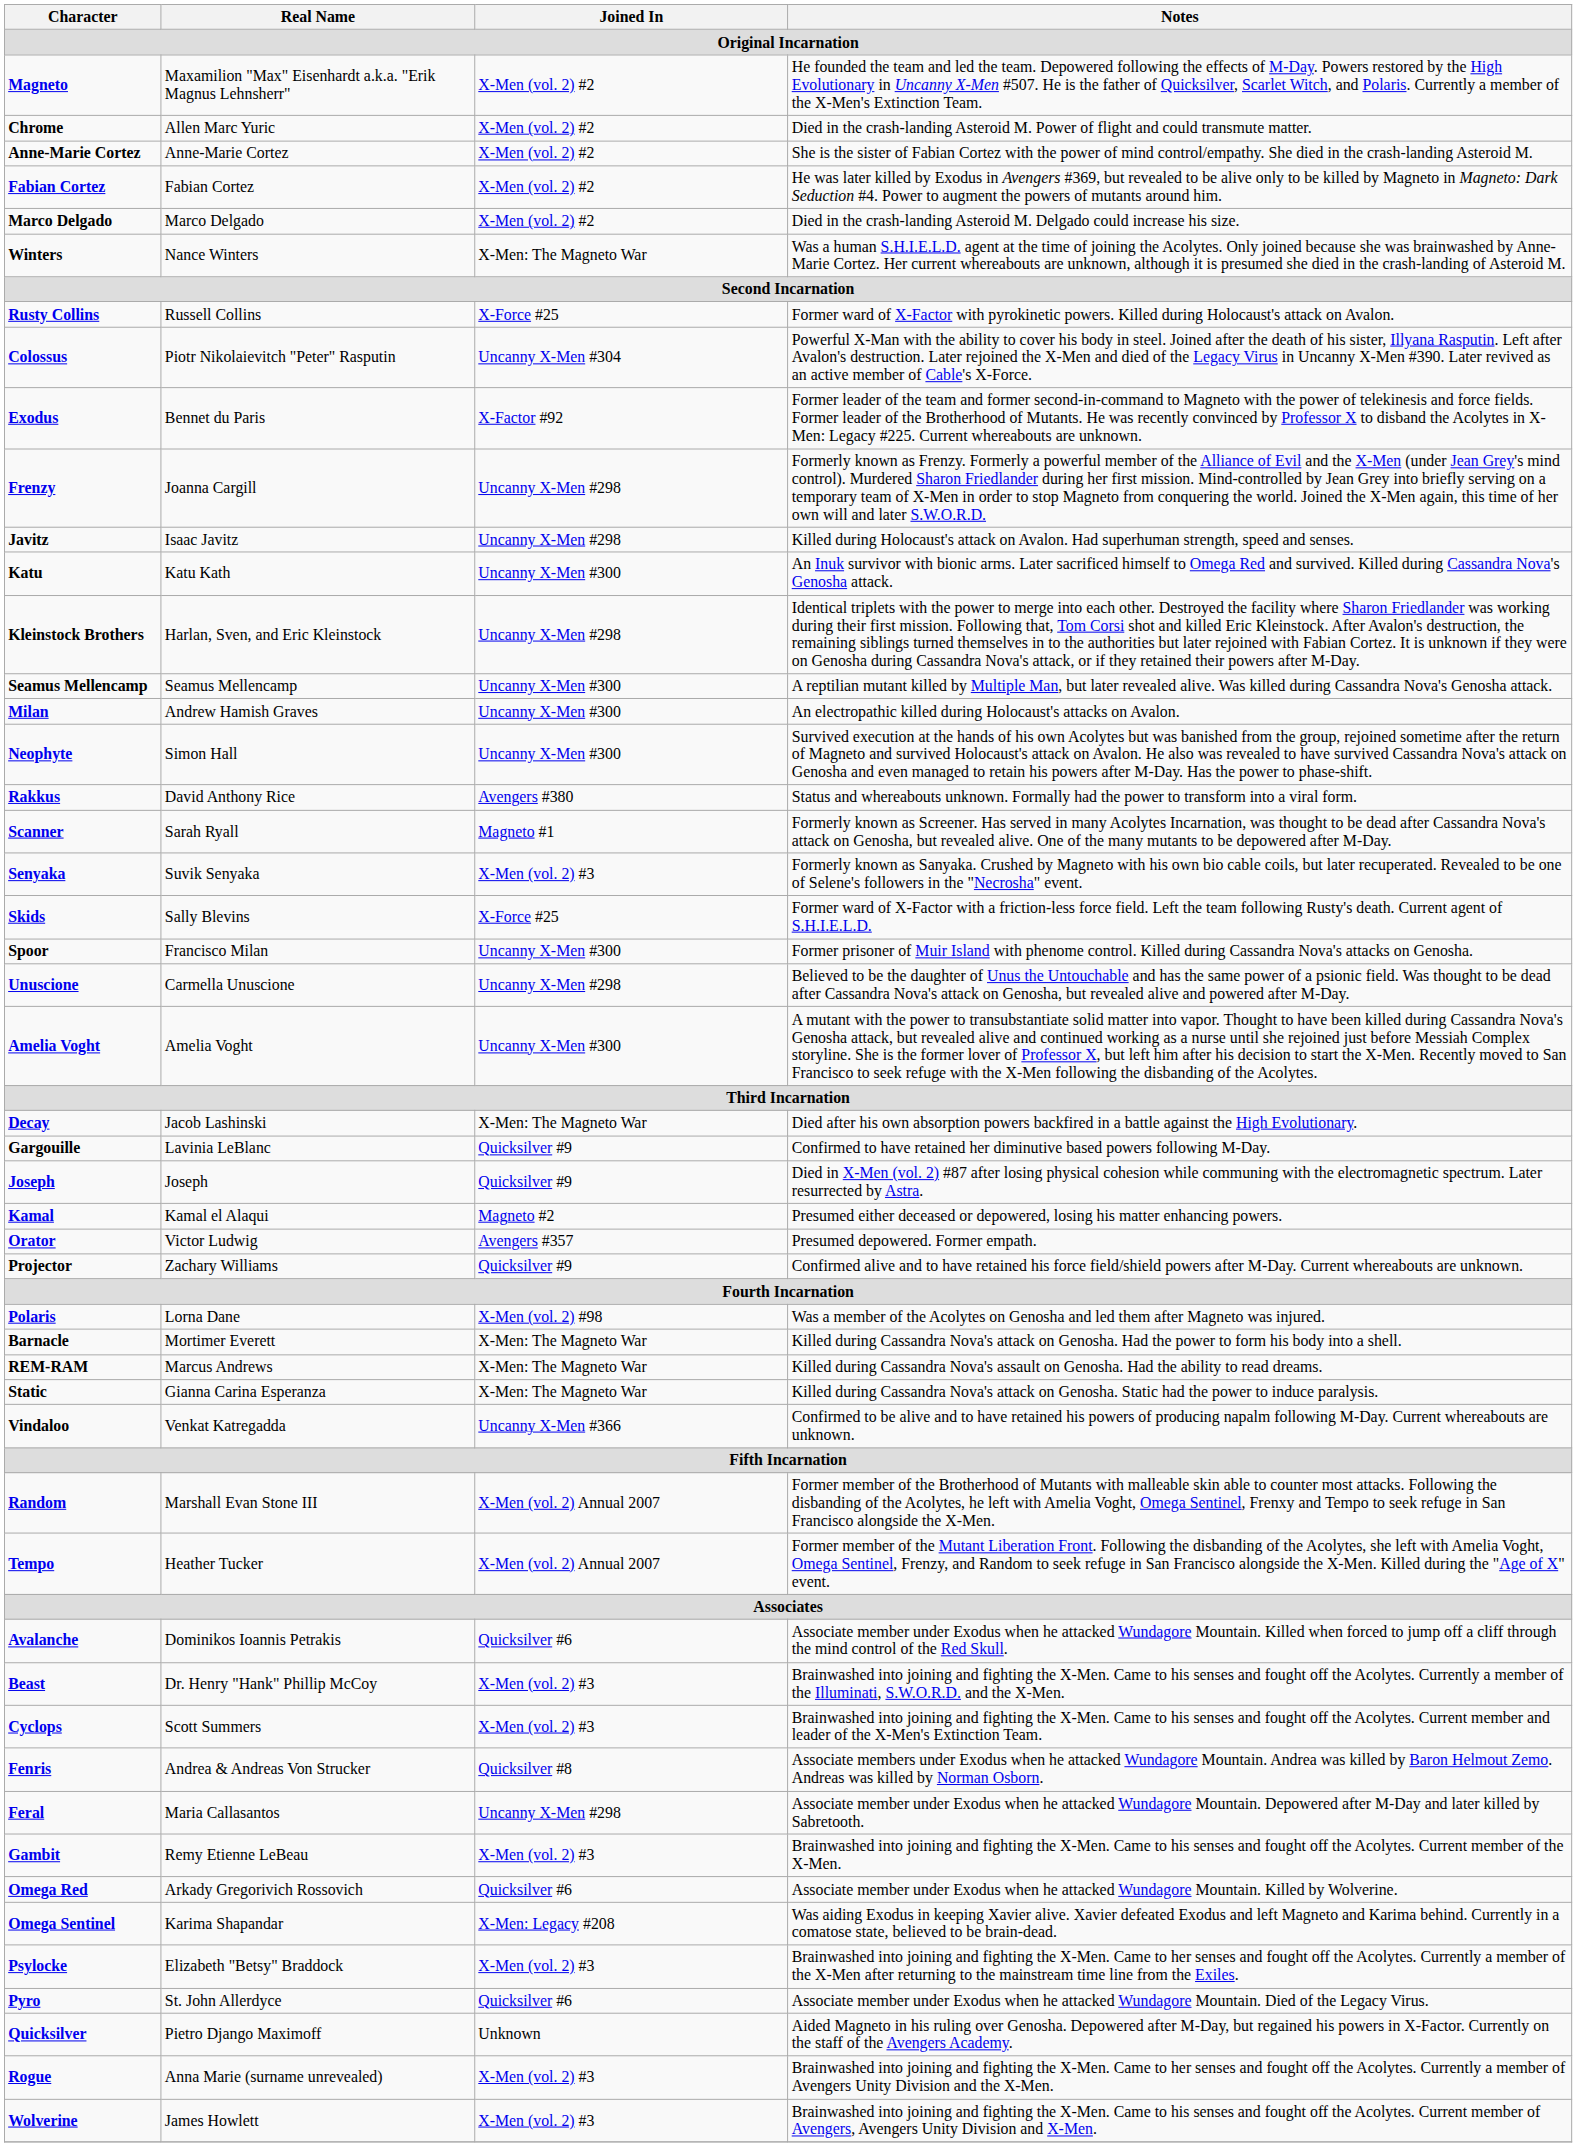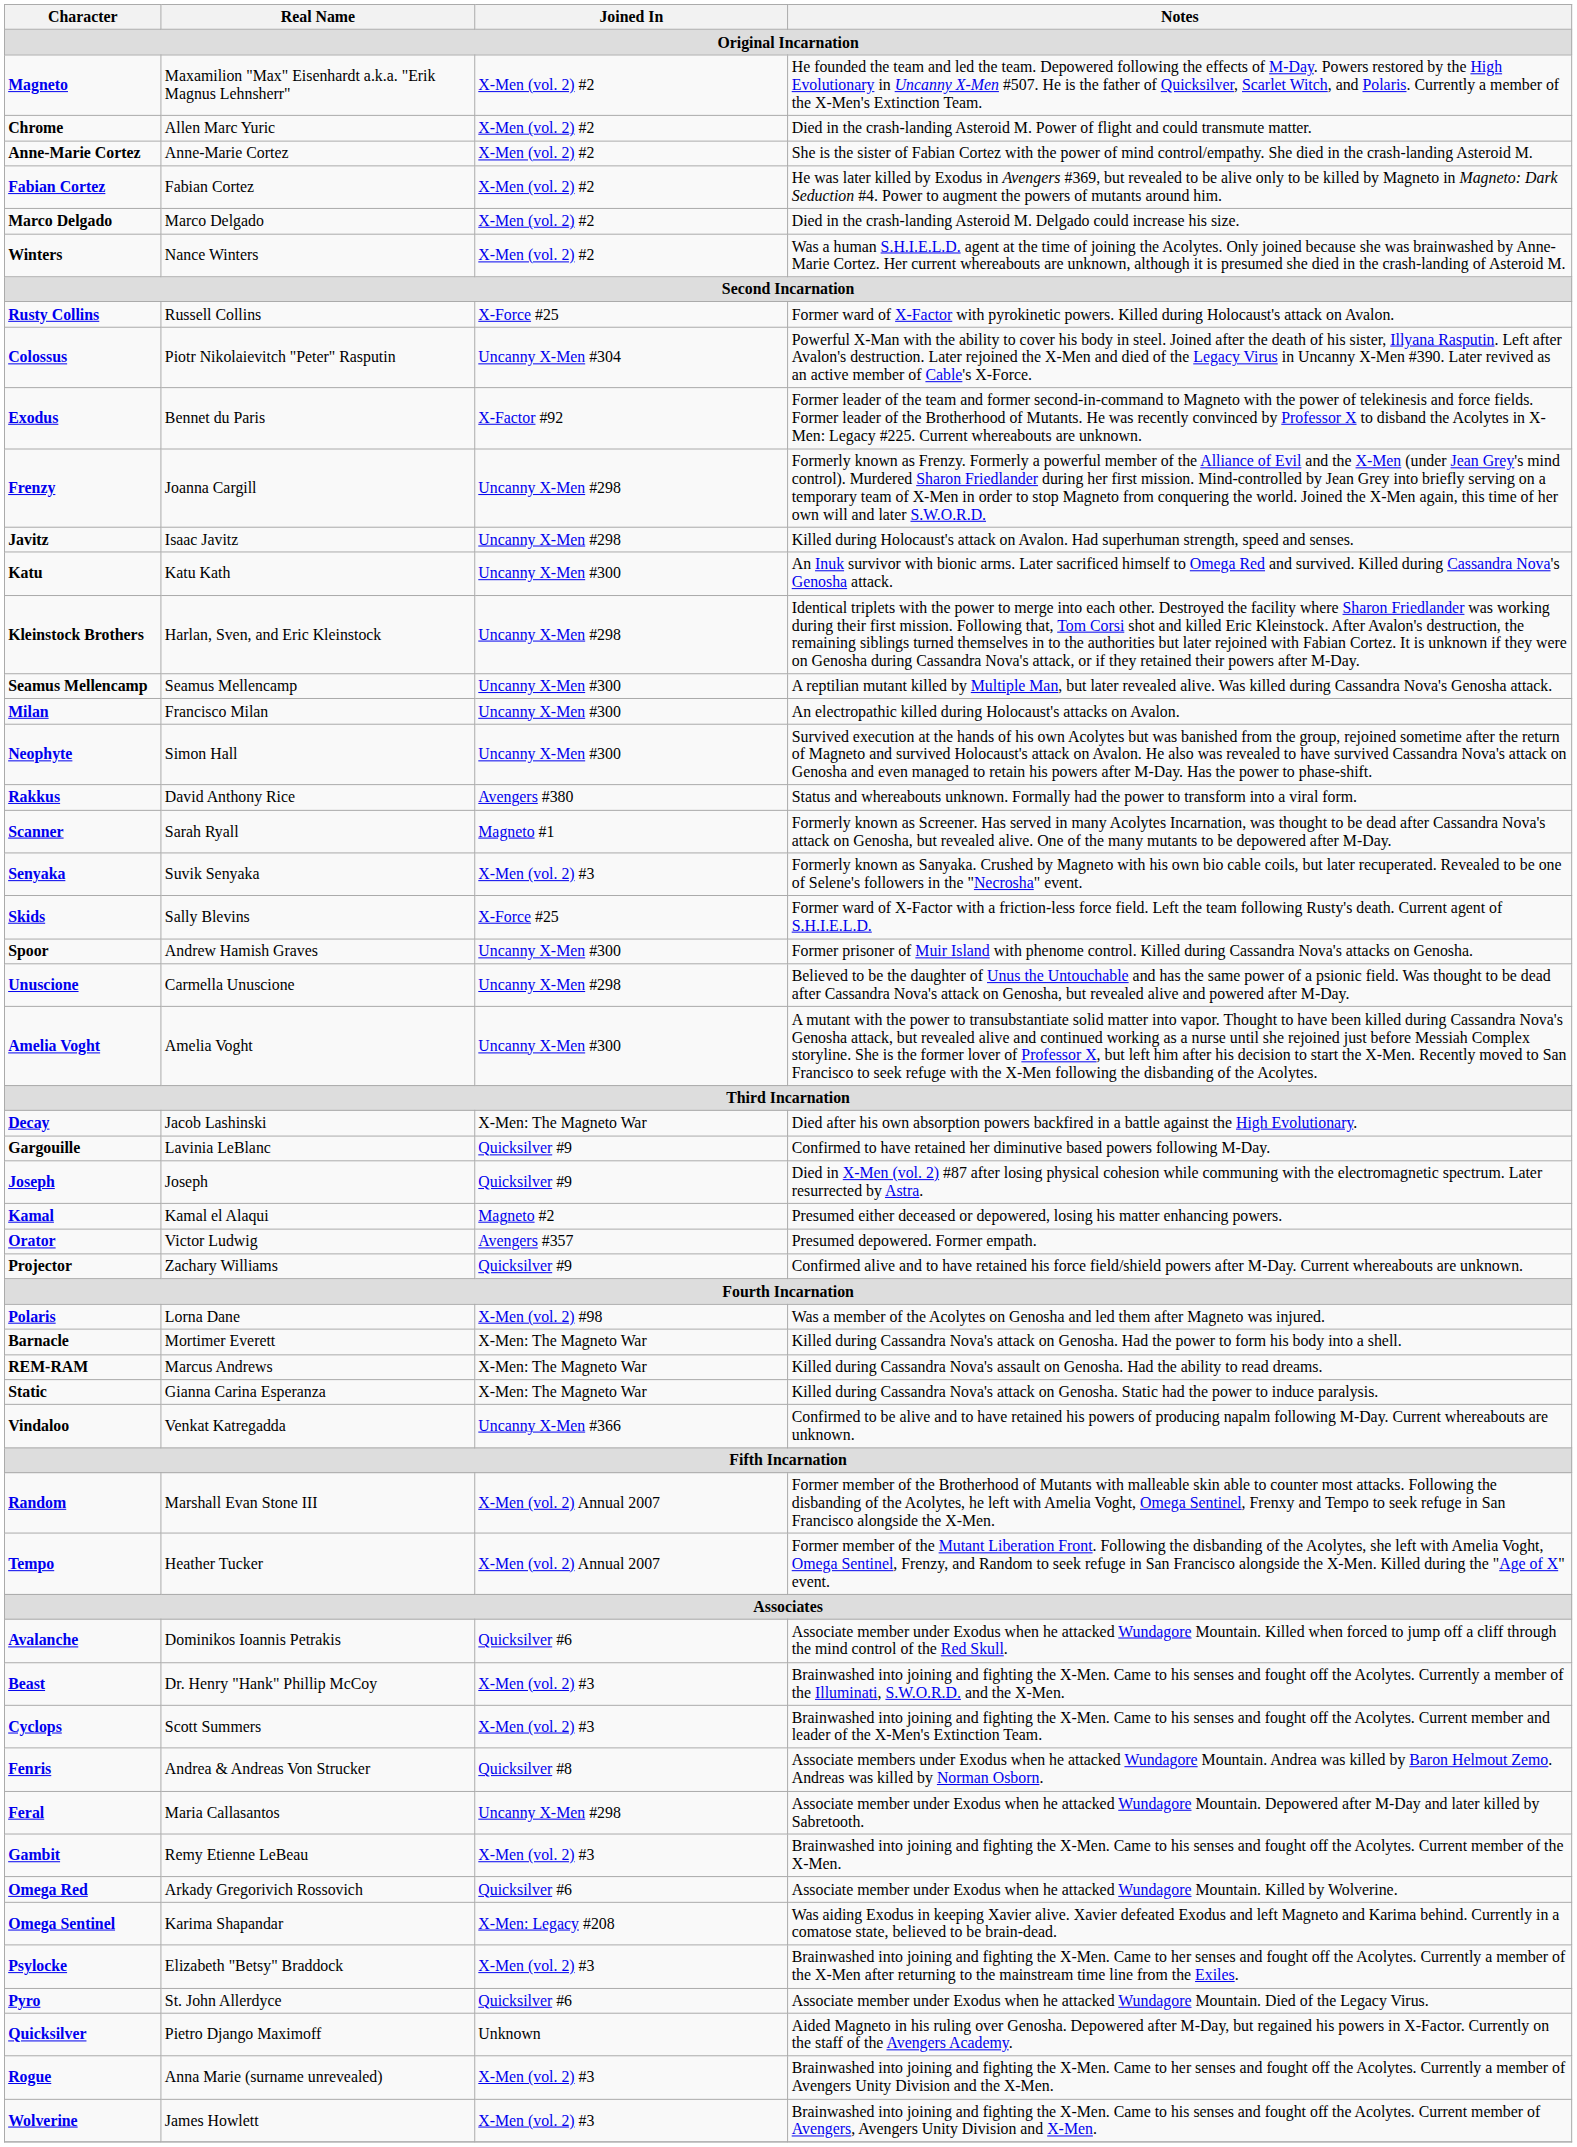(562, 255) X-Men: The Magneto War -> (536, 255) X-Men (vol. 2) #2
(241, 711) Andrew Hamish Graves -> (217, 711) Francisco Milan
(217, 951) Francisco Milan -> (241, 951) Andrew Hamish Graves
